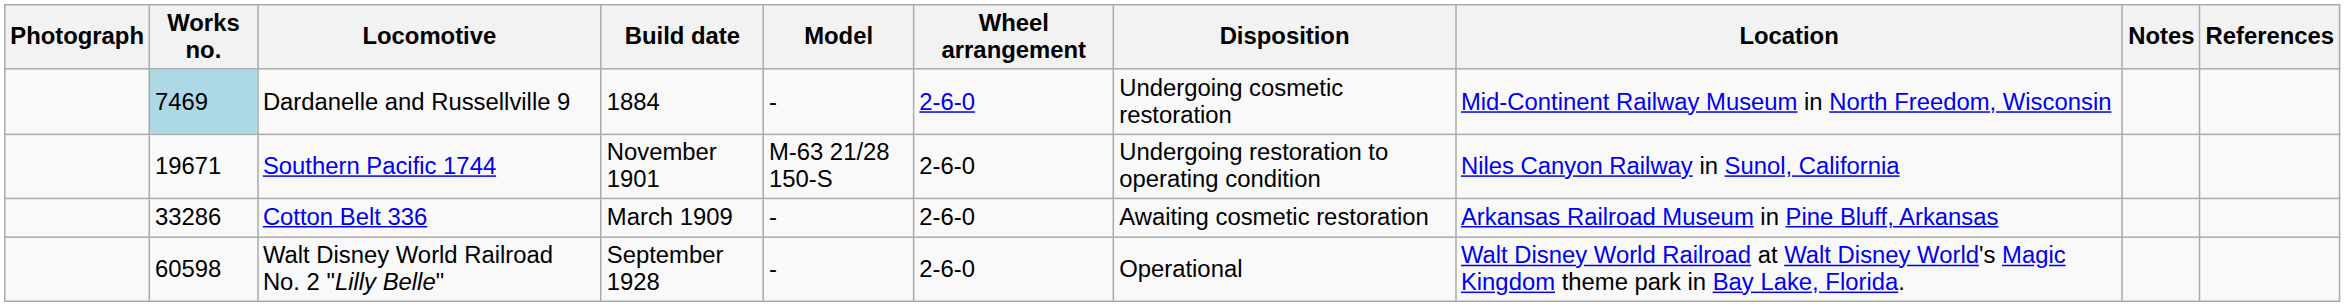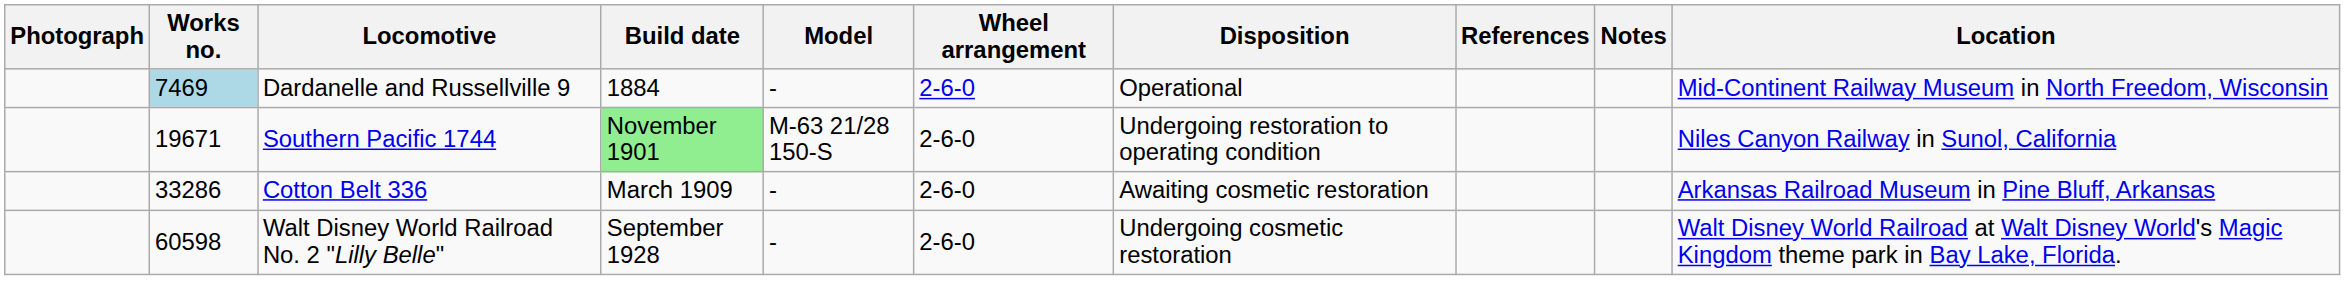columns swapped: (1789, 36) <-> (2270, 36)
(1231, 101) Undergoing cosmetic restoration -> (1181, 88) Operational
(662, 166) no background -> (662, 139) lightgreen background
(1181, 268) Operational -> (1231, 241) Undergoing cosmetic restoration
